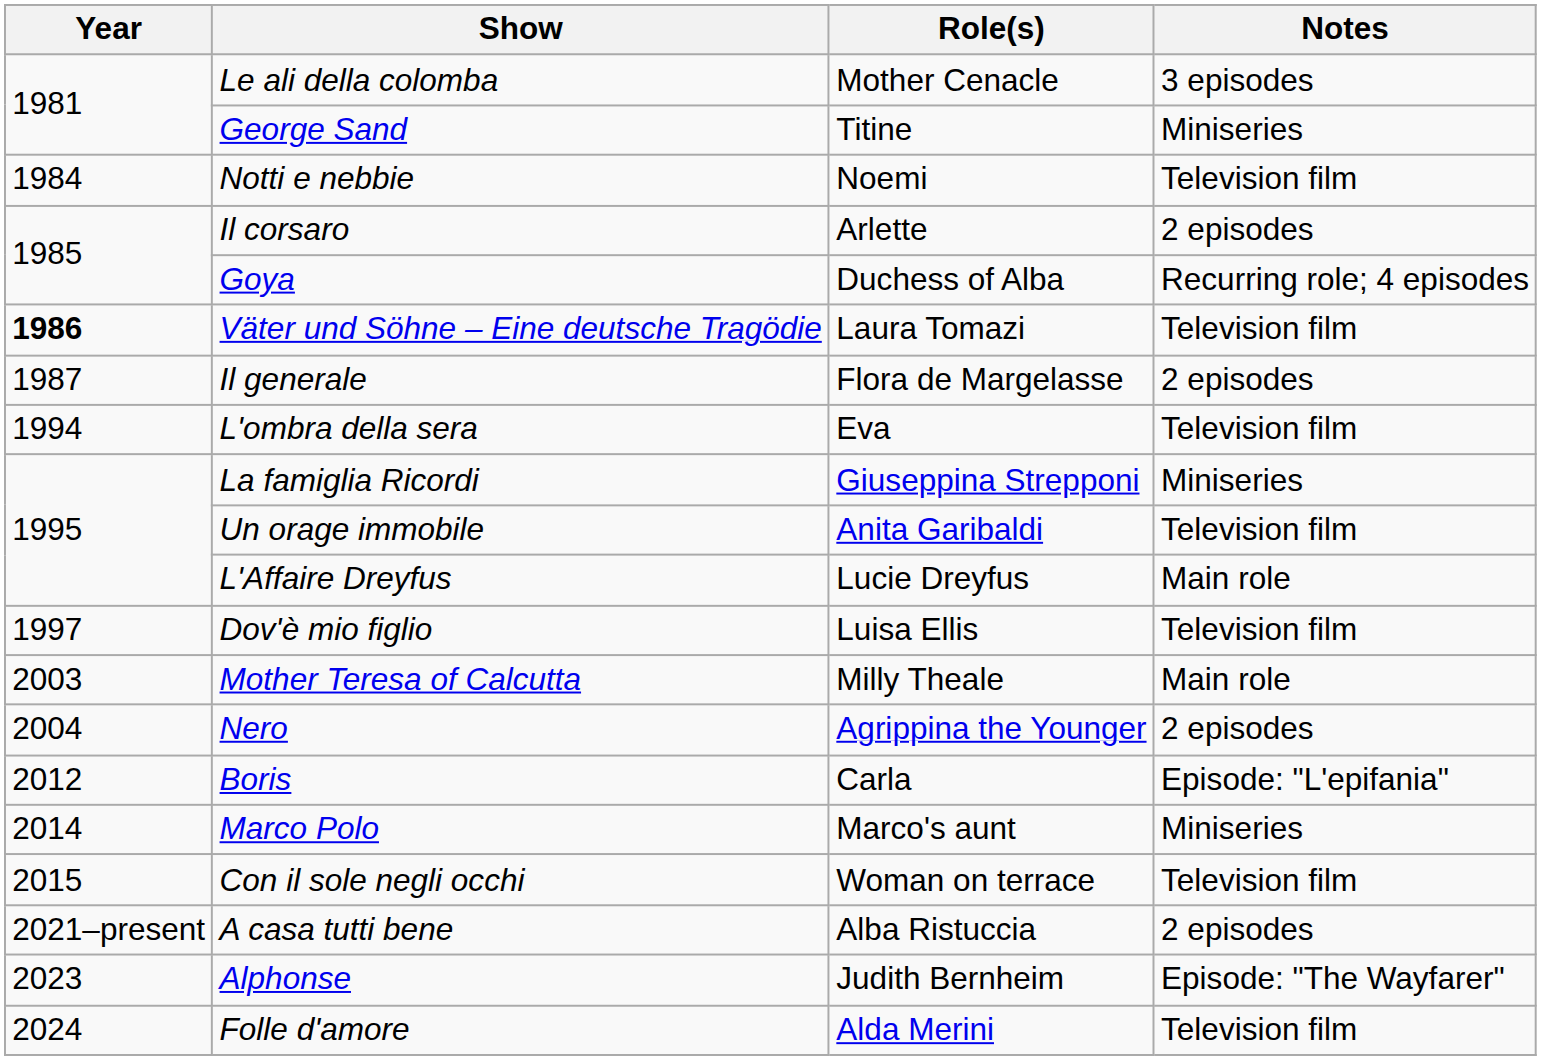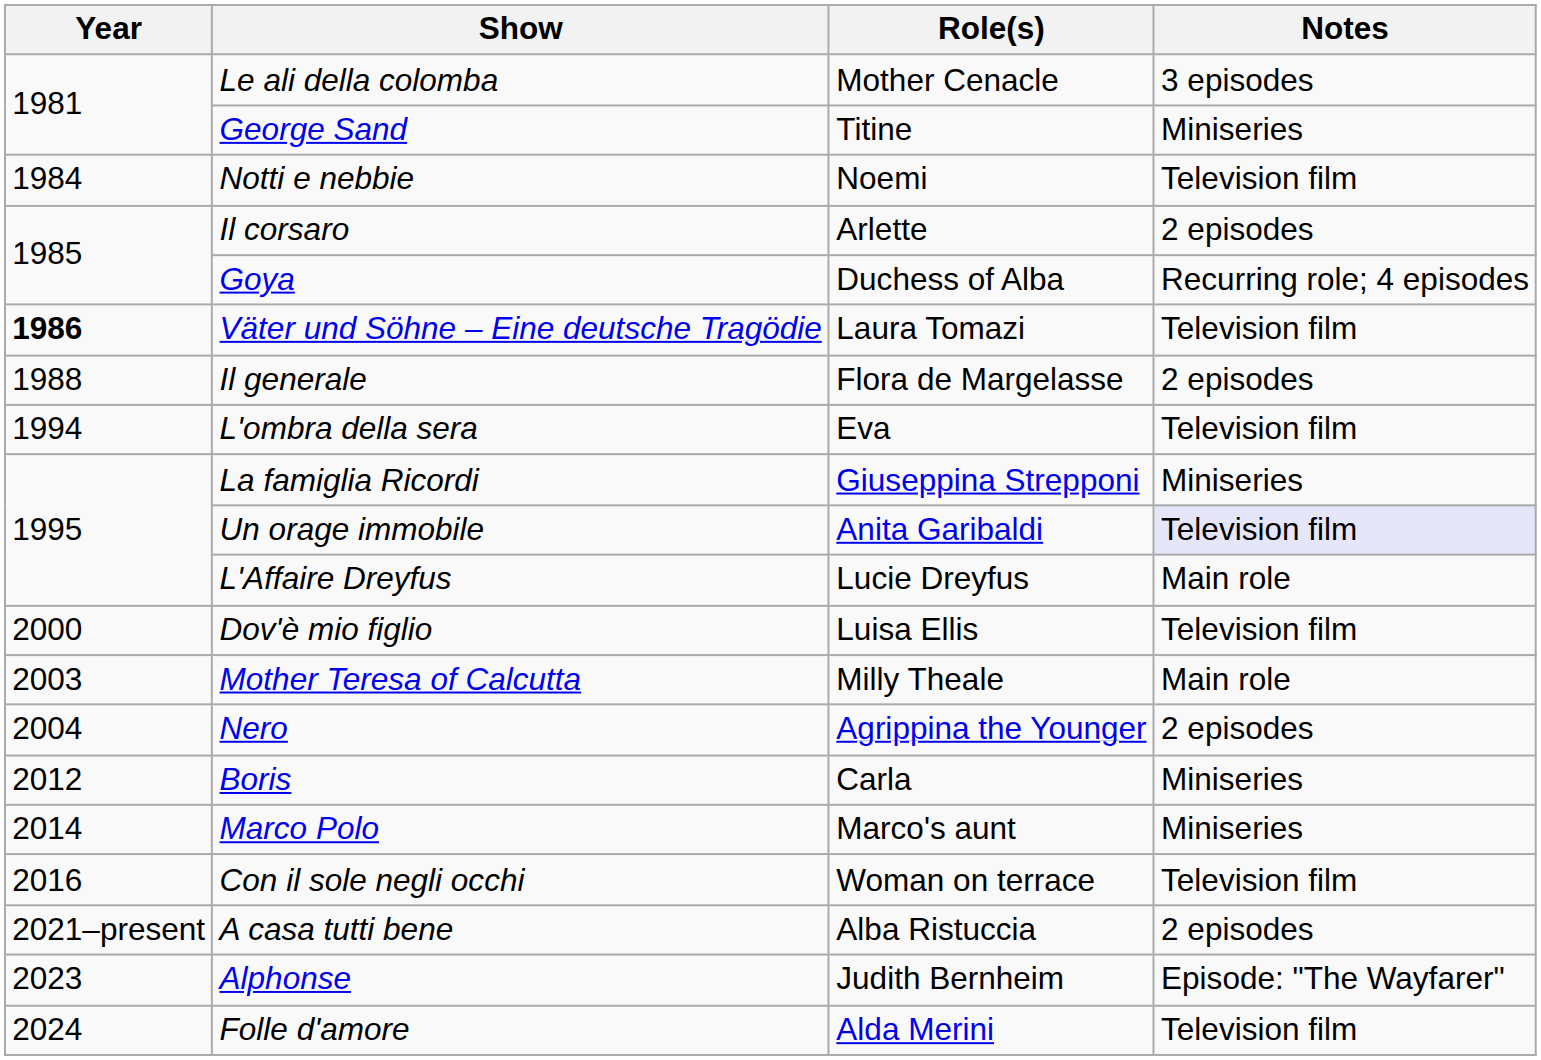(47, 379) 1987 -> (47, 379) 1988
(1259, 529) no background -> (1259, 529) lavender background
(47, 629) 1997 -> (47, 629) 2000
(1305, 779) Episode: "L'epifania" -> (1232, 779) Miniseries
(47, 879) 2015 -> (47, 879) 2016
